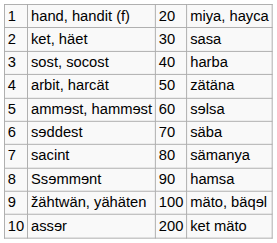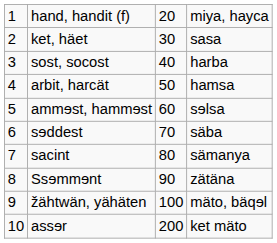(212, 86) zätäna -> (212, 86) hamsa
(212, 179) hamsa -> (212, 179) zätäna
